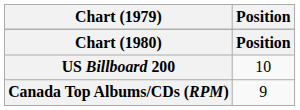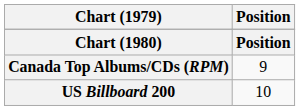rows swapped: (118, 92) <-> (118, 67)
